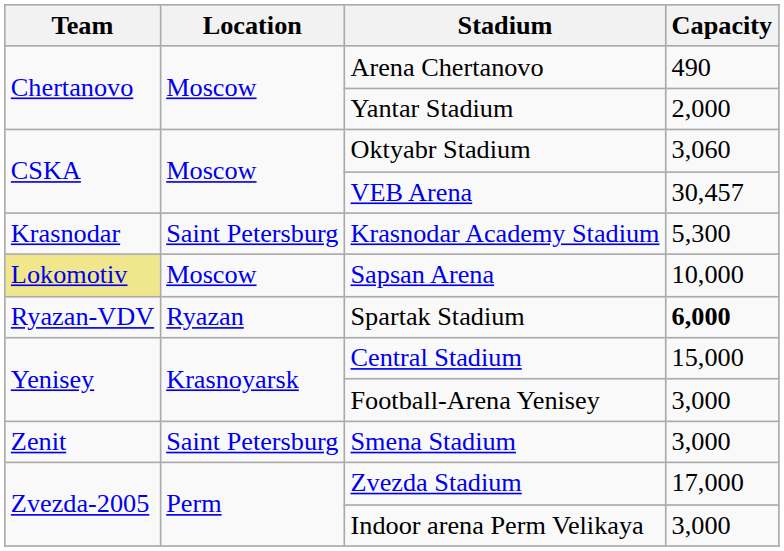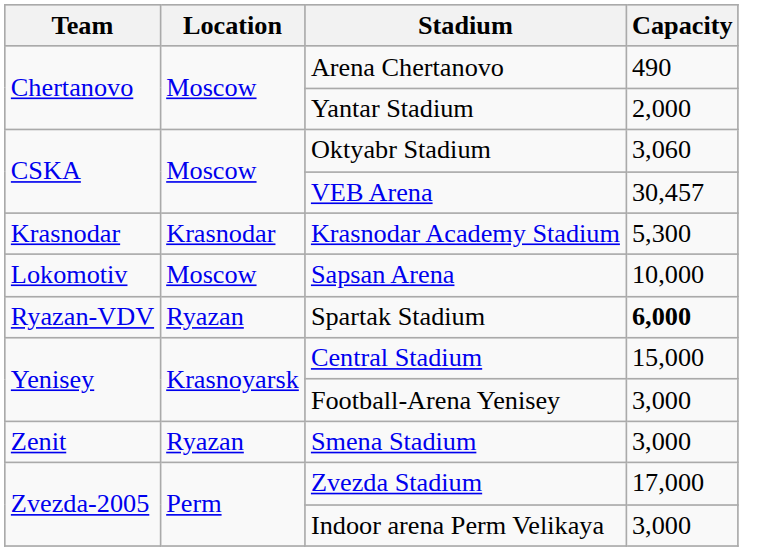(252, 233) Saint Petersburg -> (221, 233) Krasnodar
(69, 274) khaki background -> (69, 274) no background
(252, 441) Saint Petersburg -> (205, 441) Ryazan
